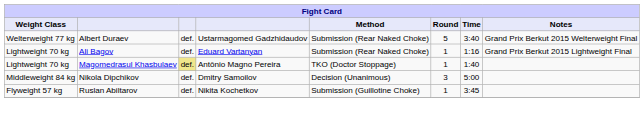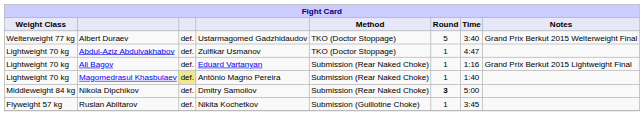(370, 37) Submission (Rear Naked Choke) -> (353, 37) TKO (Doctor Stoppage)
+ row: (127, 51)
(353, 64) TKO (Doctor Stoppage) -> (370, 77) Submission (Rear Naked Choke)
(351, 77) Decision (Unanimous) -> (370, 90) Submission (Rear Naked Choke)
(446, 77) normal -> (446, 90) bold
